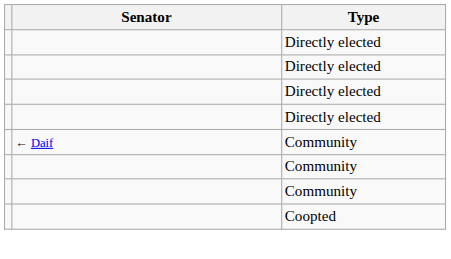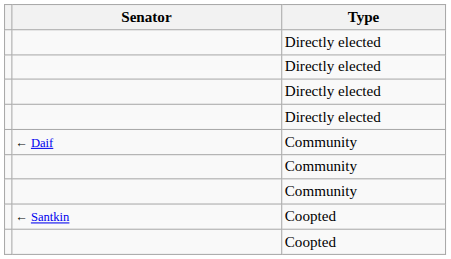+ row: (42, 217)
